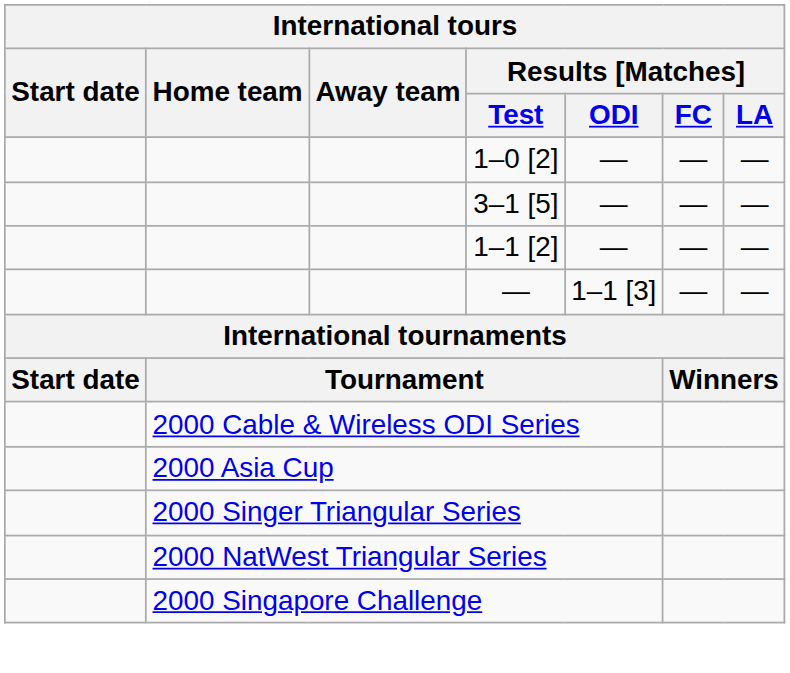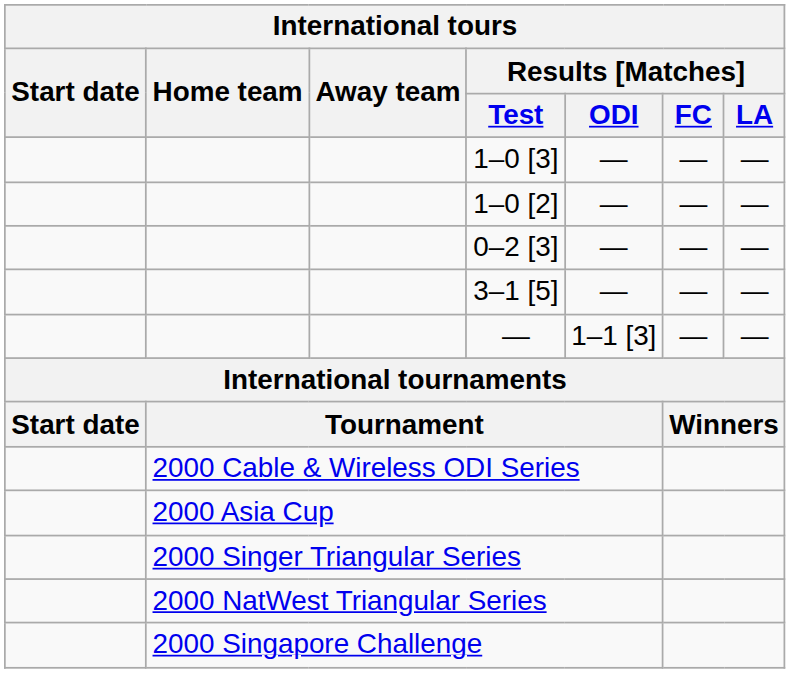+ row: (516, 159)
+ row: (516, 247)
- row: (516, 247)
